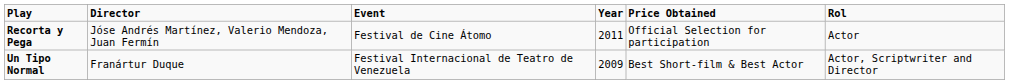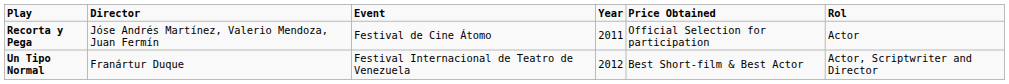(611, 65) 2009 -> (611, 65) 2012
